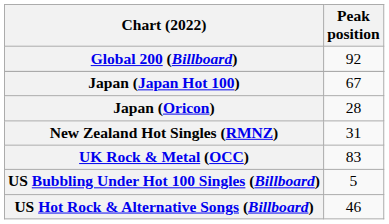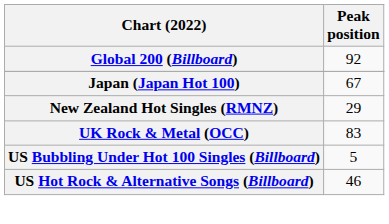- row: (164, 108)
(353, 132) 31 -> (353, 108) 29
